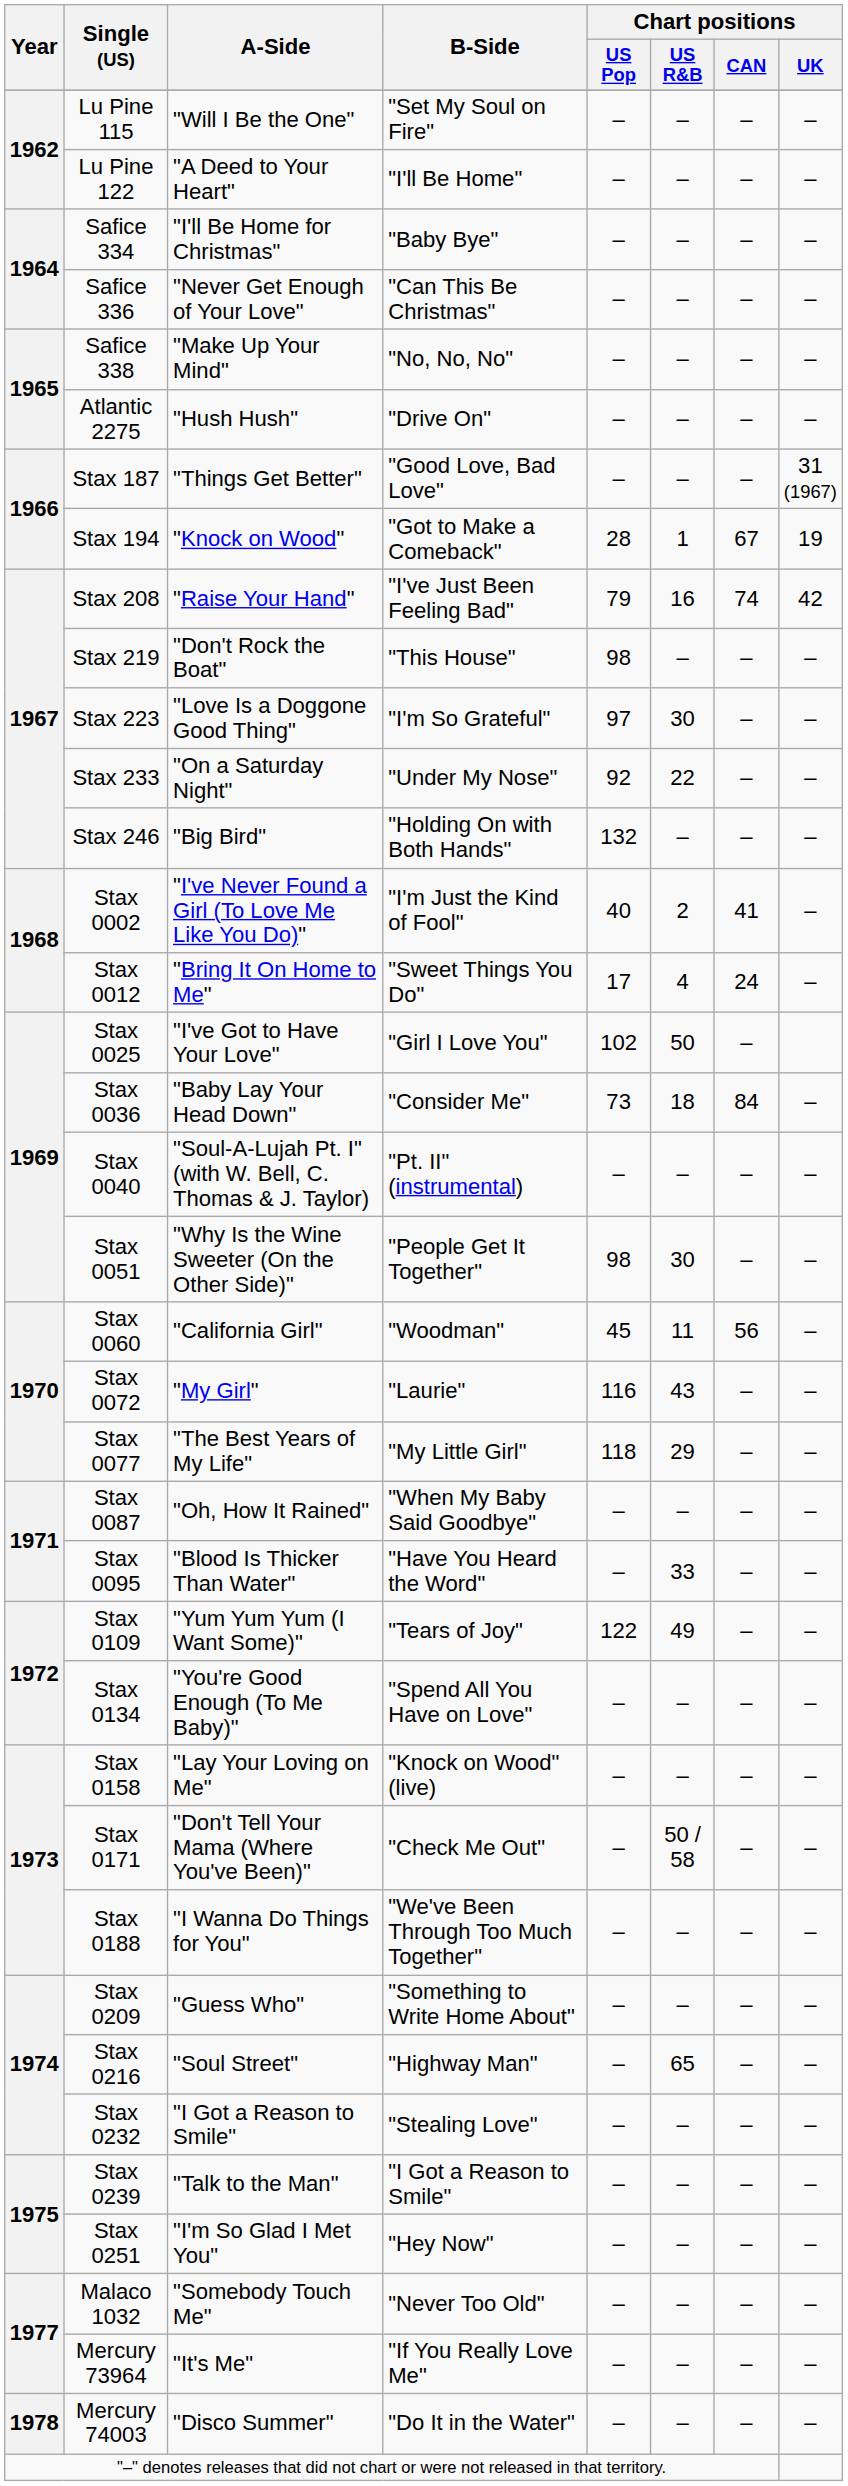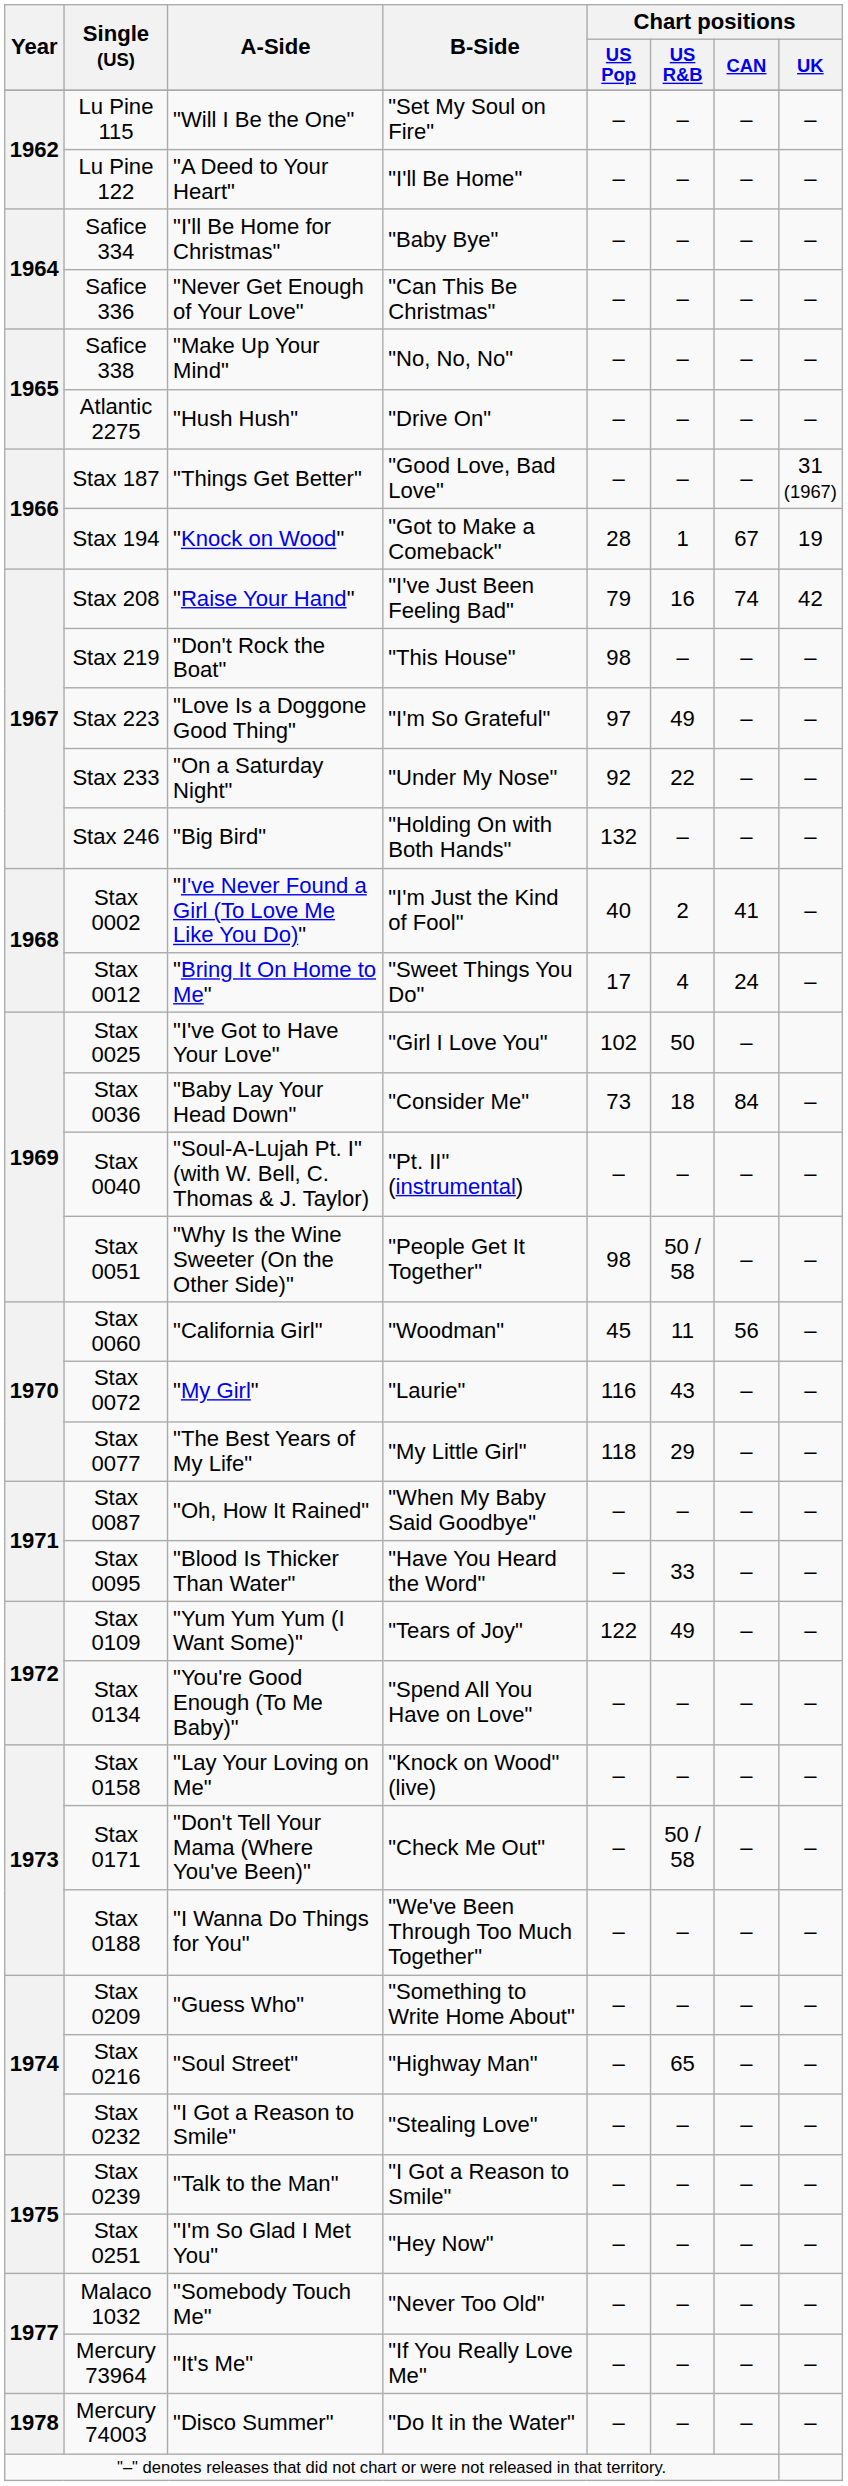(683, 718) 30 -> (683, 718) 49
(683, 1259) 30 -> (683, 1259) 50 / 58
